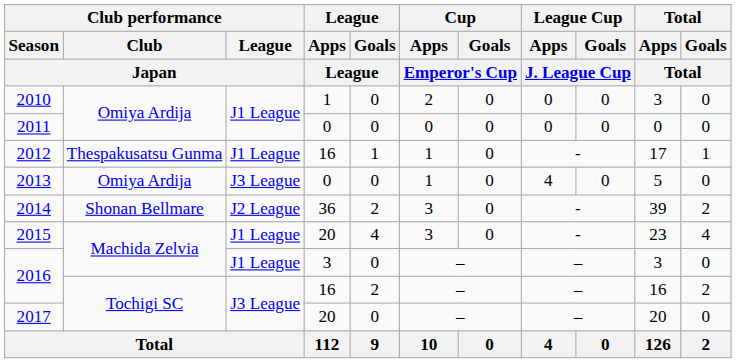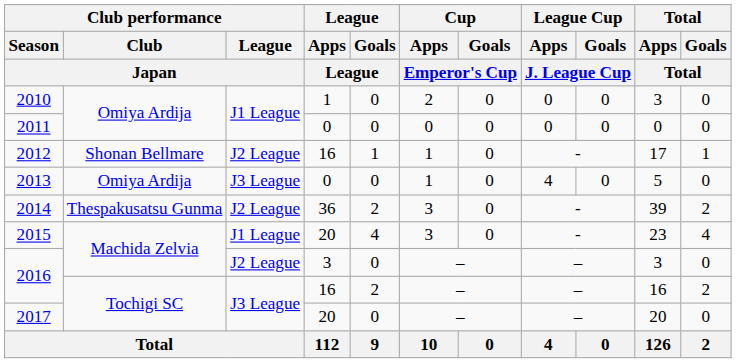(145, 153) Thespakusatsu Gunma -> (145, 153) Shonan Bellmare
(265, 153) J1 League -> (265, 153) J2 League
(145, 208) Shonan Bellmare -> (145, 208) Thespakusatsu Gunma
(265, 262) J1 League -> (265, 262) J2 League
